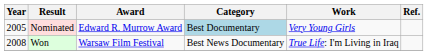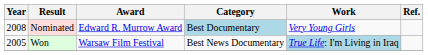(16, 27) 2005 -> (16, 27) 2008
(16, 43) 2008 -> (16, 43) 2005
(344, 43) no background -> (344, 43) lightblue background
